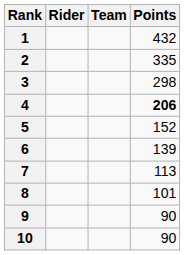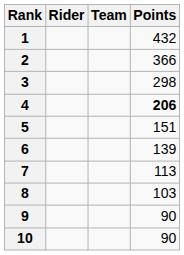(165, 60) 335 -> (165, 60) 366
(165, 127) 152 -> (165, 127) 151
(165, 194) 101 -> (165, 194) 103
